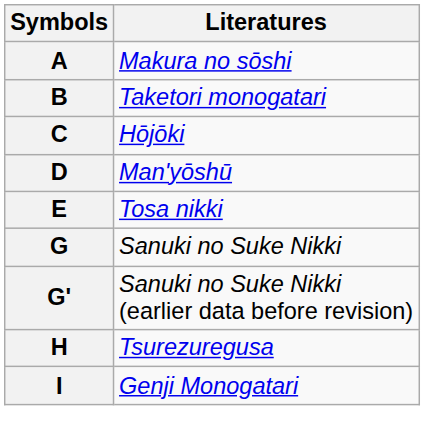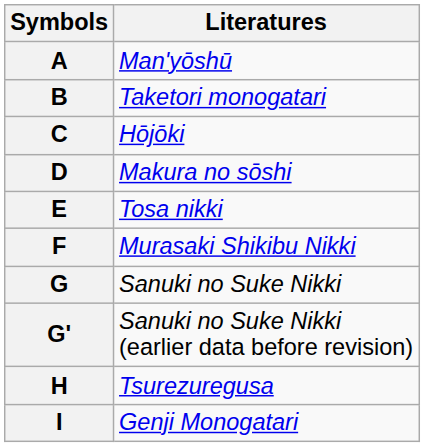(205, 60) Makura no sōshi -> (176, 60) Man'yōshū
(176, 172) Man'yōshū -> (205, 172) Makura no sōshi
+ row: (59, 246)
